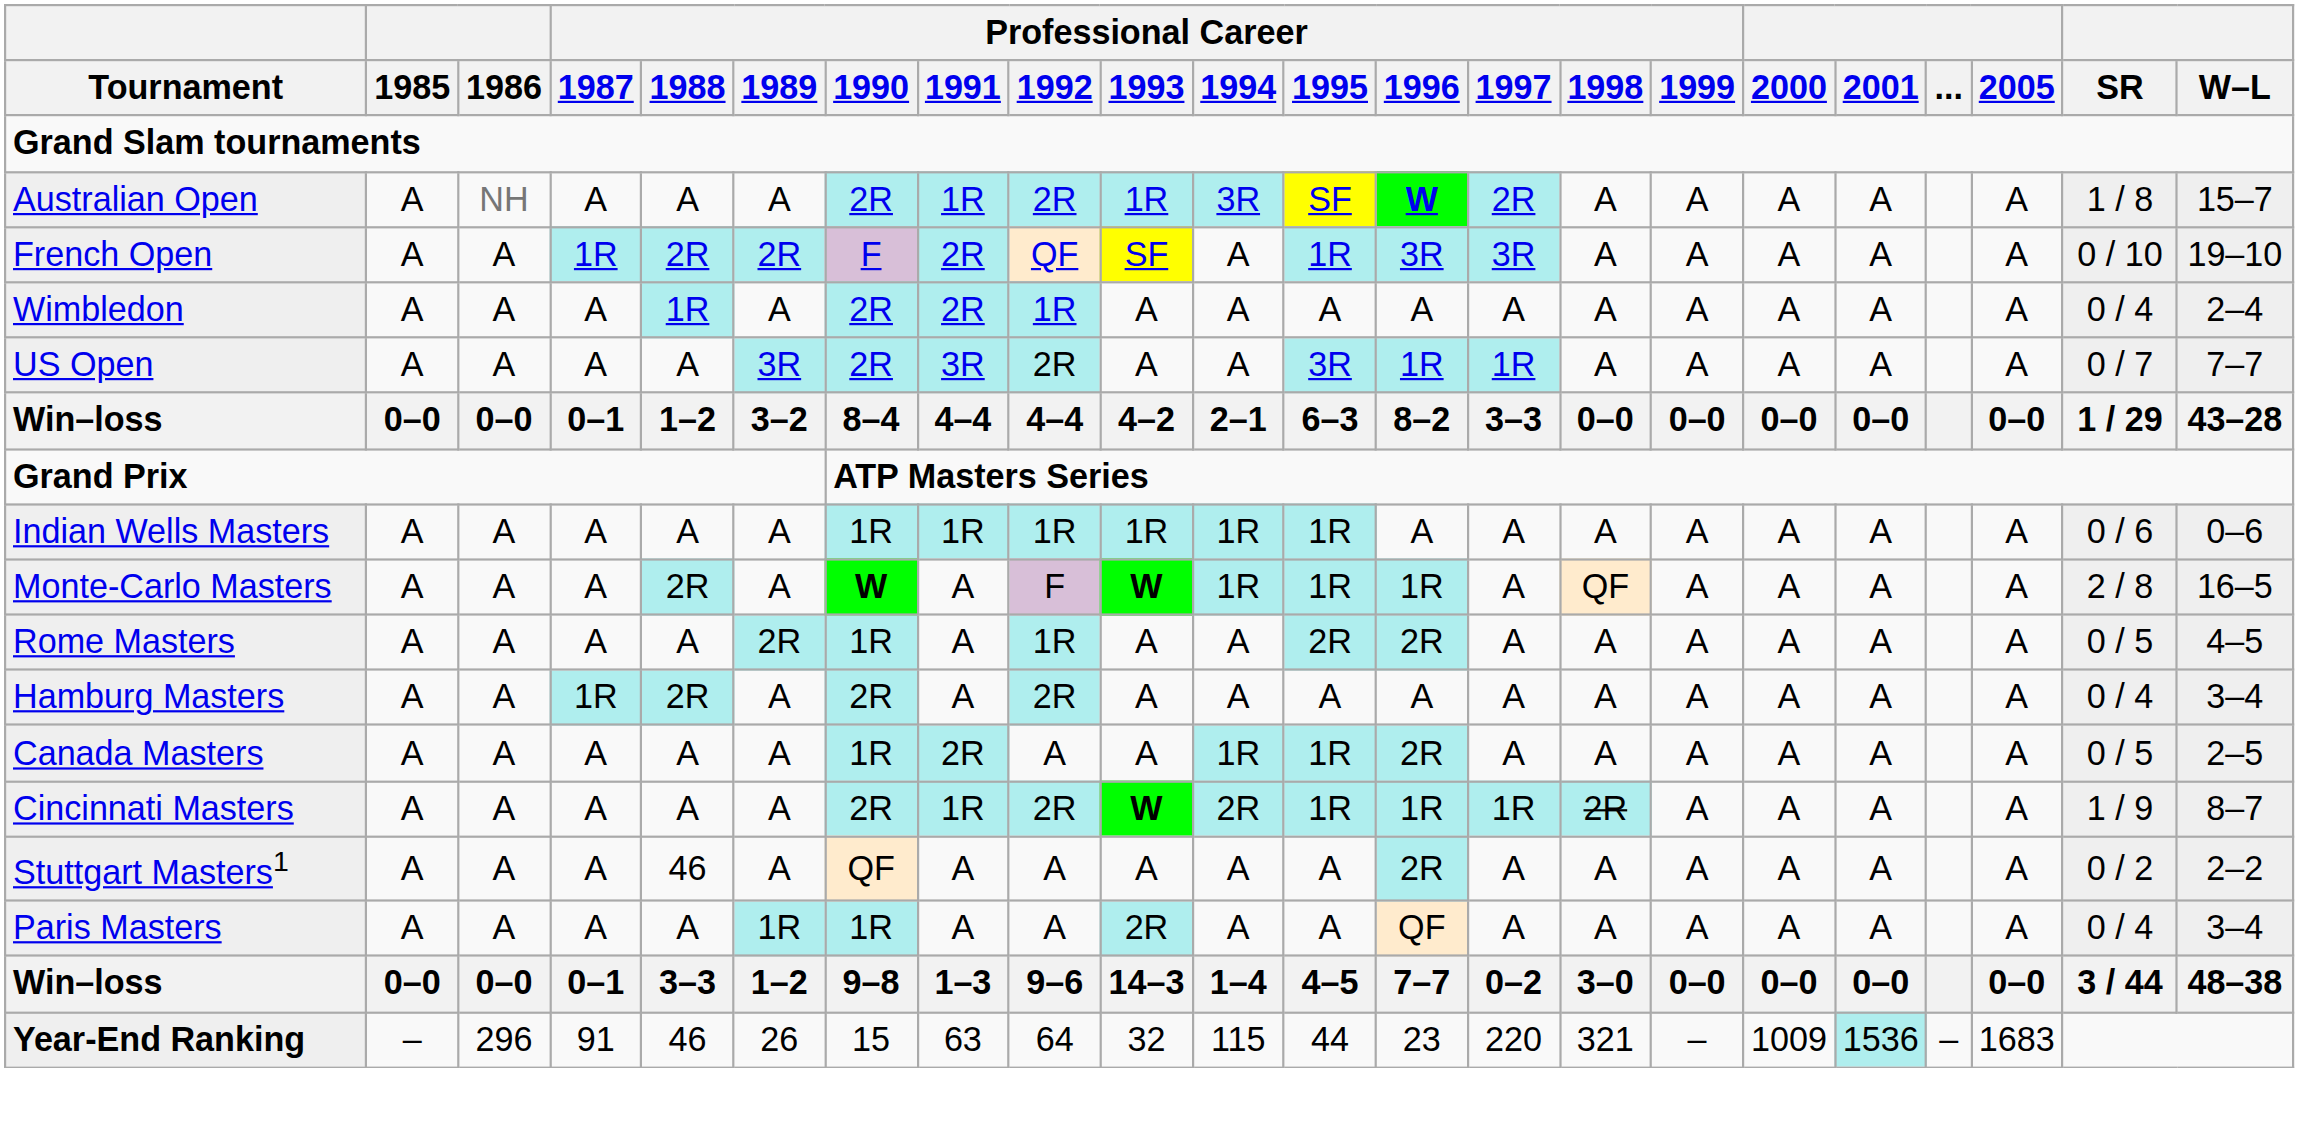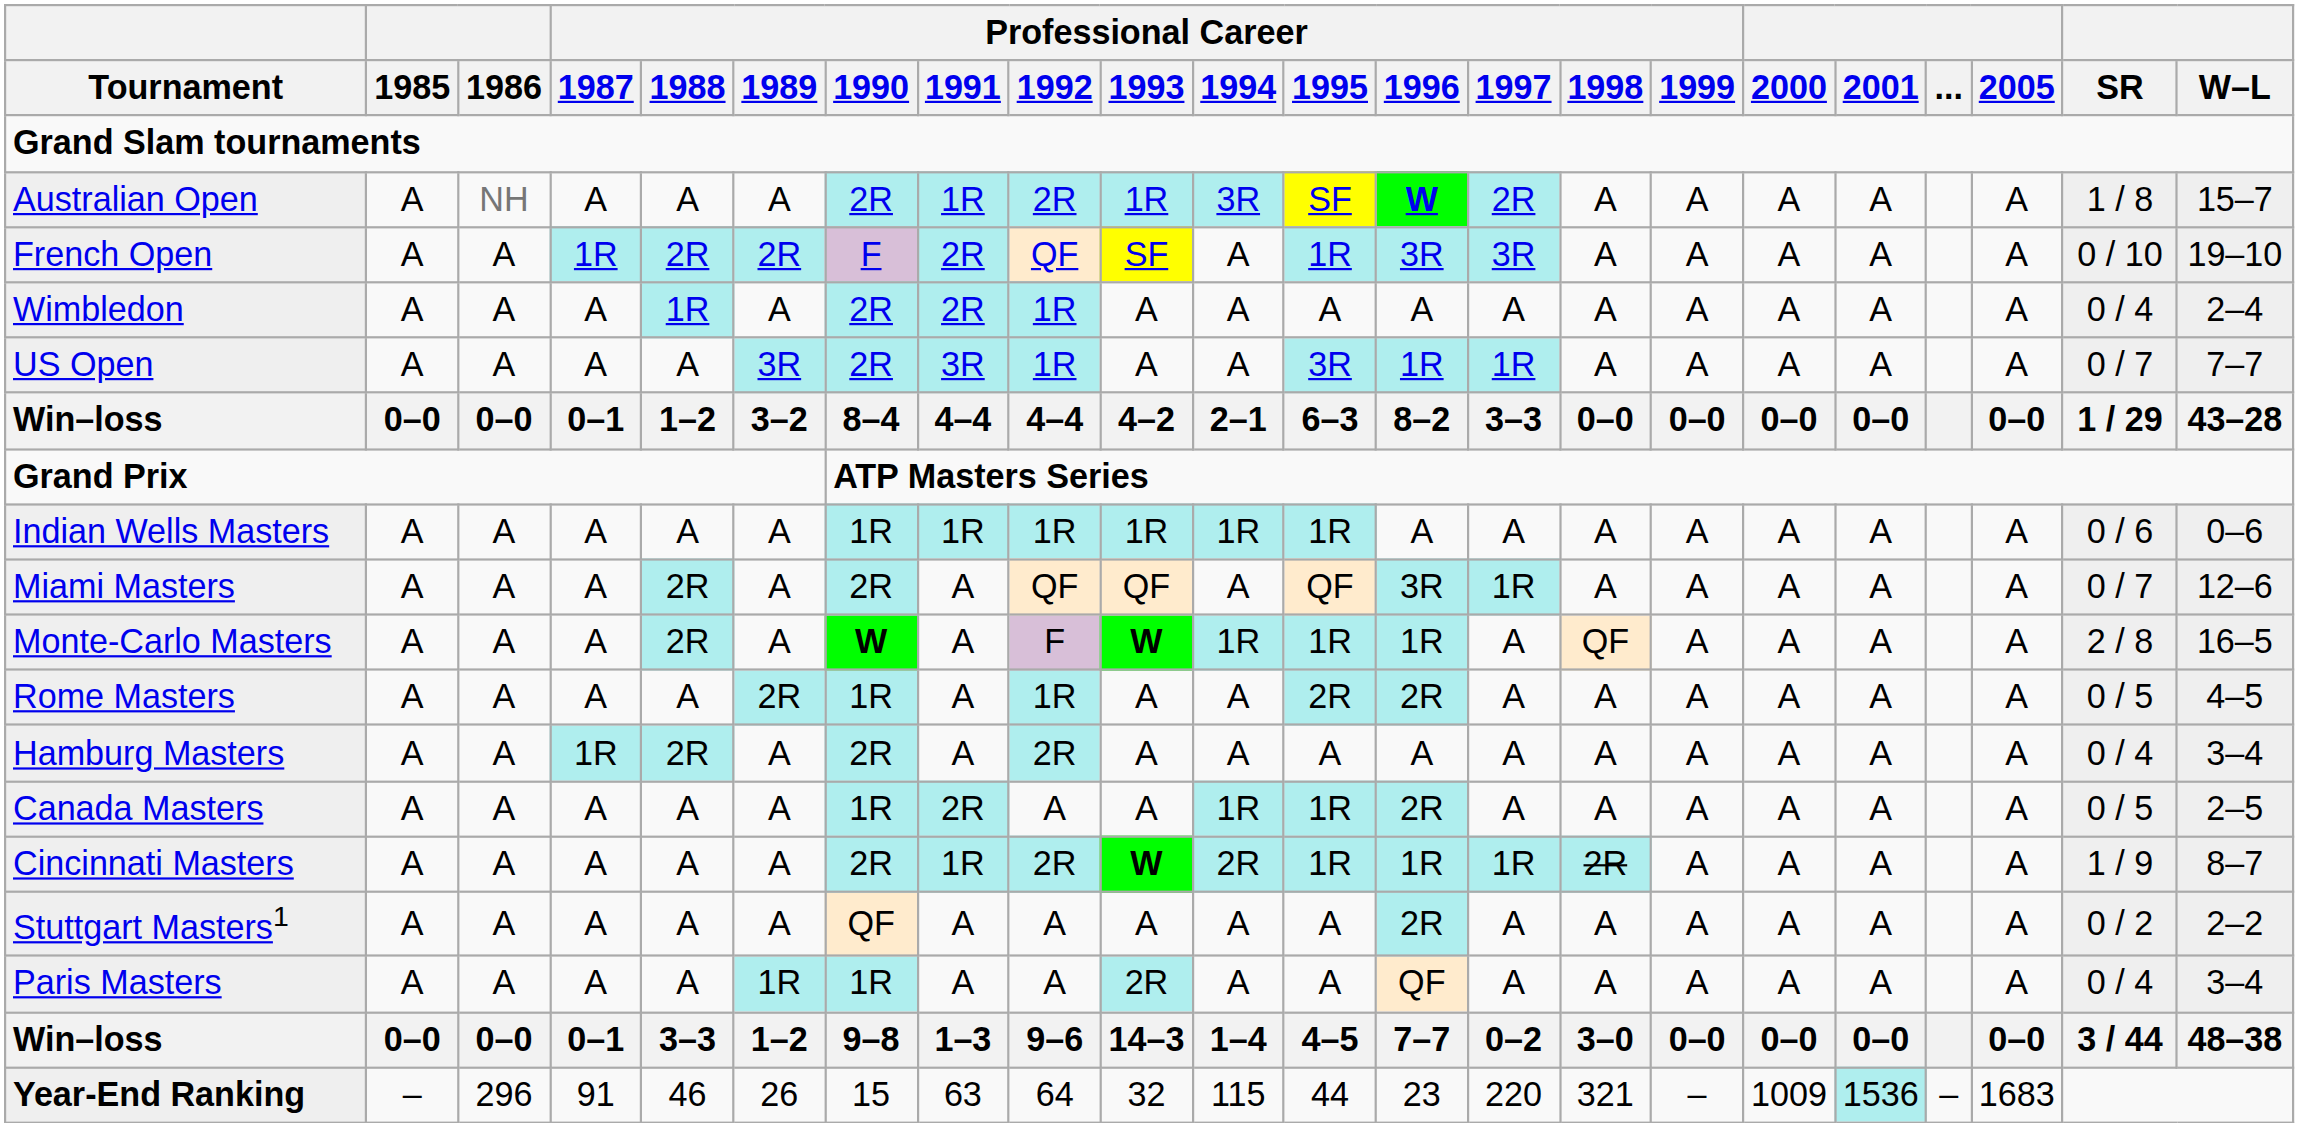(1055, 364) 2R -> (1055, 364) 1R
+ row: (124, 585)
(688, 867) 46 -> (688, 922) A
